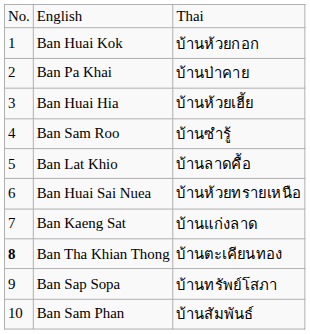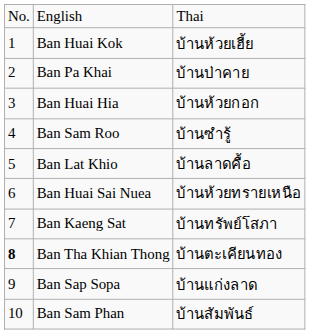(218, 43) บ้านห้วยกอก -> (215, 43) บ้านห้วยเฮี้ย
(215, 103) บ้านห้วยเฮี้ย -> (218, 103) บ้านห้วยกอก
(217, 224) บ้านแก่งลาด -> (227, 224) บ้านทรัพย์โสภา
(227, 284) บ้านทรัพย์โสภา -> (217, 284) บ้านแก่งลาด
